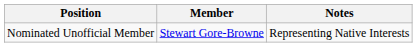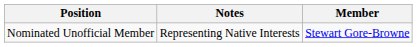columns swapped: (212, 13) <-> (339, 13)
